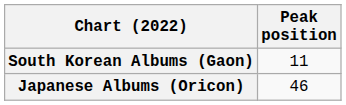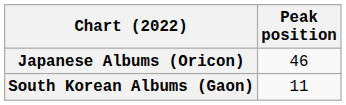rows swapped: (131, 87) <-> (131, 61)
